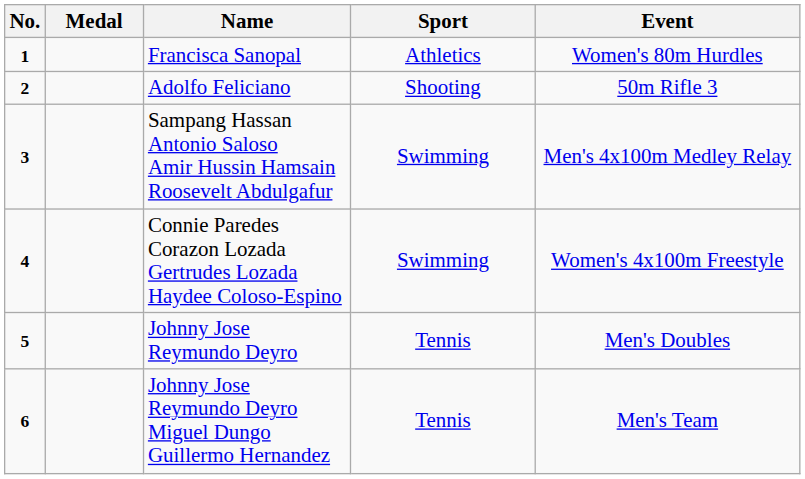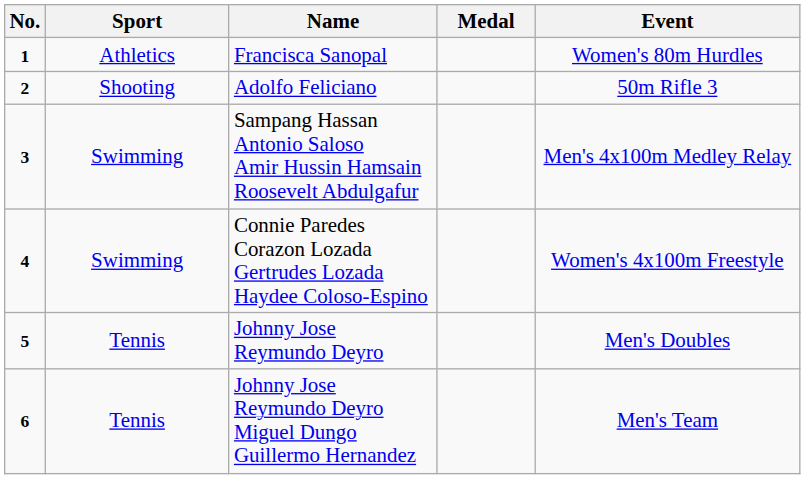columns swapped: (94, 21) <-> (443, 21)
